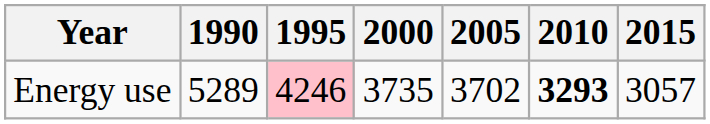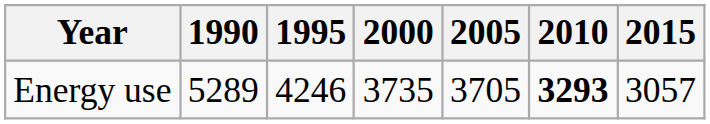(311, 88) pink background -> (311, 88) no background
(486, 88) 3702 -> (486, 88) 3705
